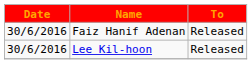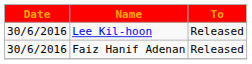rows swapped: (112, 49) <-> (129, 31)
